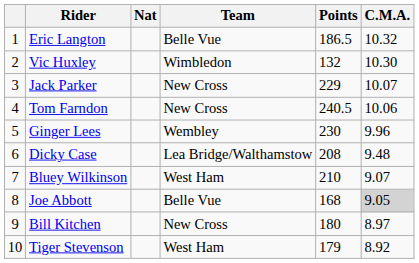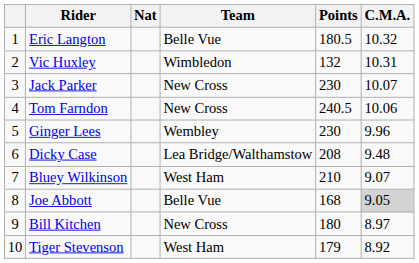(335, 39) 186.5 -> (335, 39) 180.5
(381, 62) 10.30 -> (381, 62) 10.31
(330, 85) 229 -> (330, 85) 230
